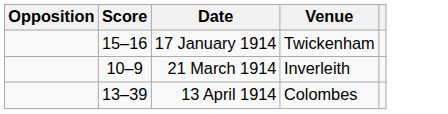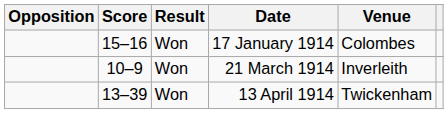+ column: (180, 17)
(329, 43) Twickenham -> (378, 43) Colombes
(321, 95) Colombes -> (387, 95) Twickenham
